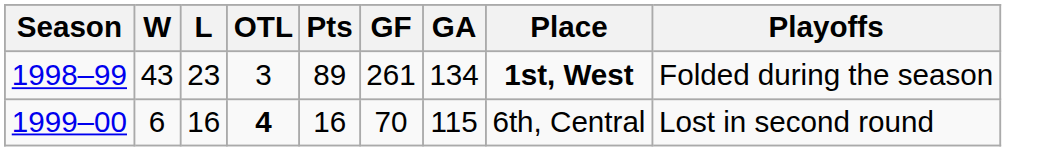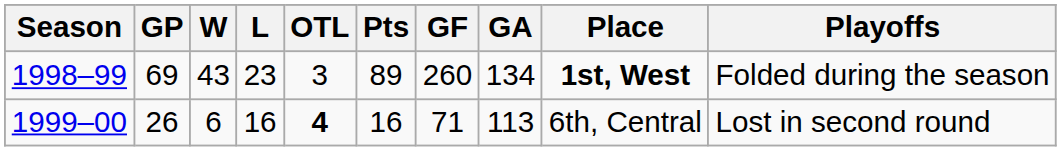+ column: (162, 27)
(391, 74) 261 -> (447, 74) 260
(391, 121) 70 -> (447, 121) 71
(454, 121) 115 -> (511, 121) 113
